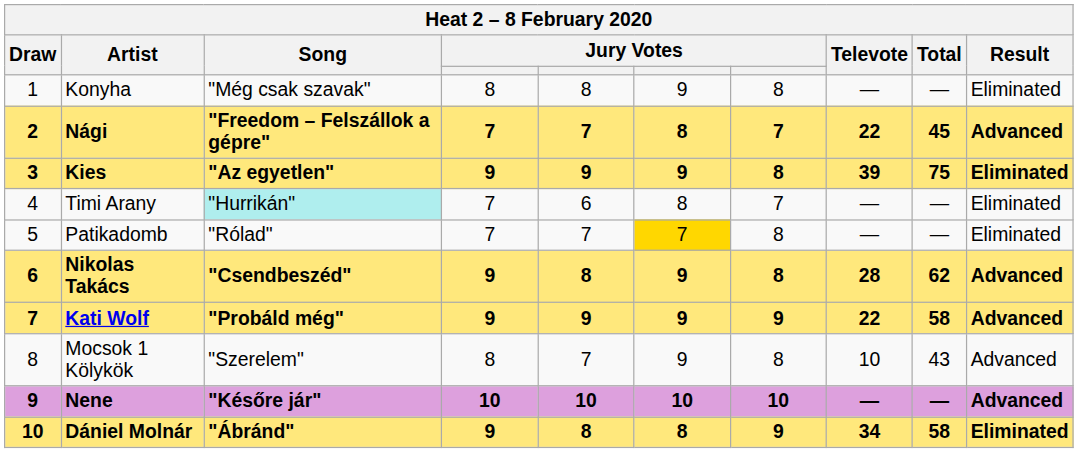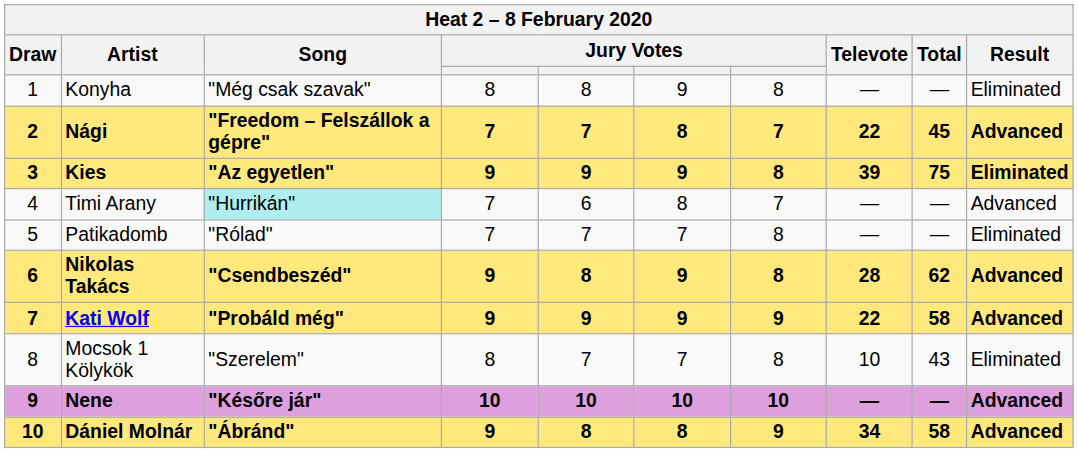(1016, 204) Eliminated -> (1014, 204) Advanced
(682, 234) gold background -> (682, 234) no background
(682, 359) 9 -> (682, 359) 7
(1014, 359) Advanced -> (1016, 359) Eliminated
(1020, 431) Eliminated -> (1017, 431) Advanced
